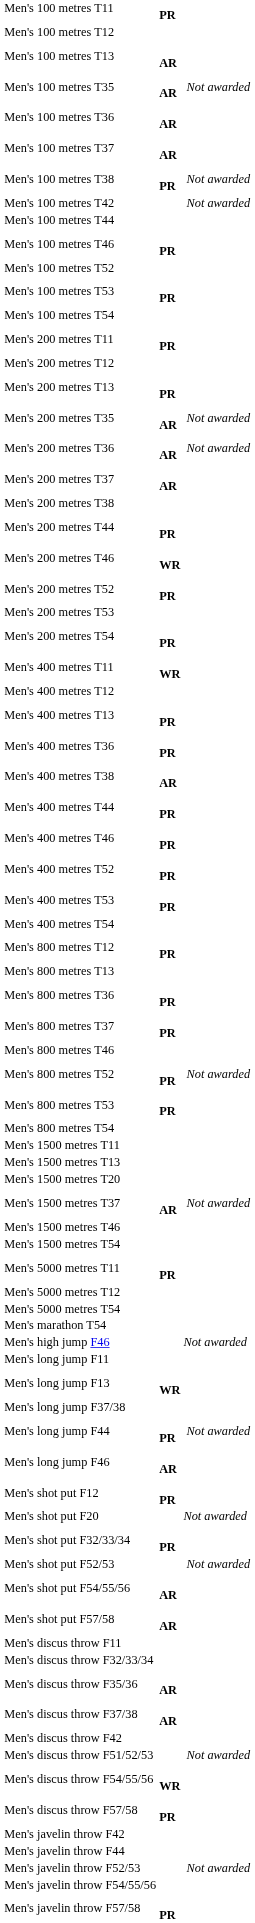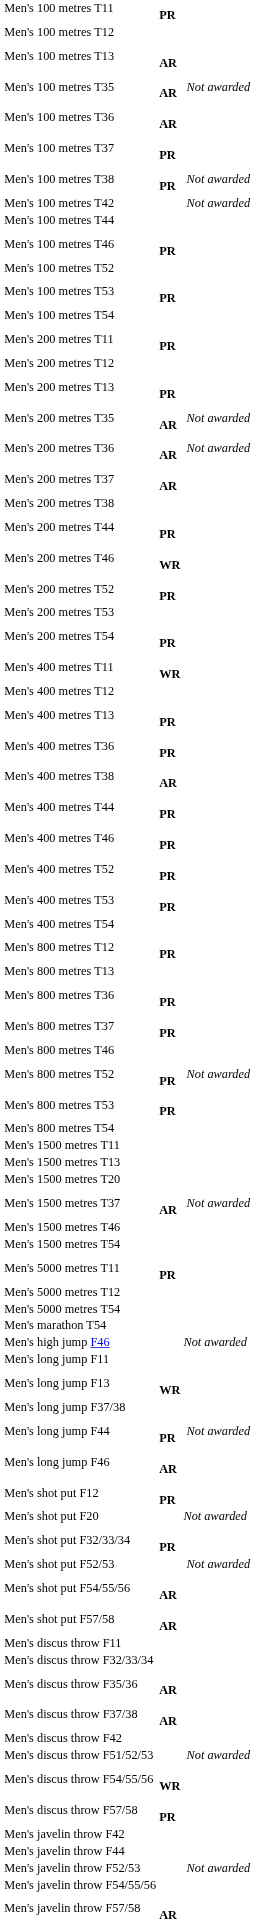(168, 155) AR -> (167, 155) PR
(167, 1915) PR -> (168, 1915) AR
